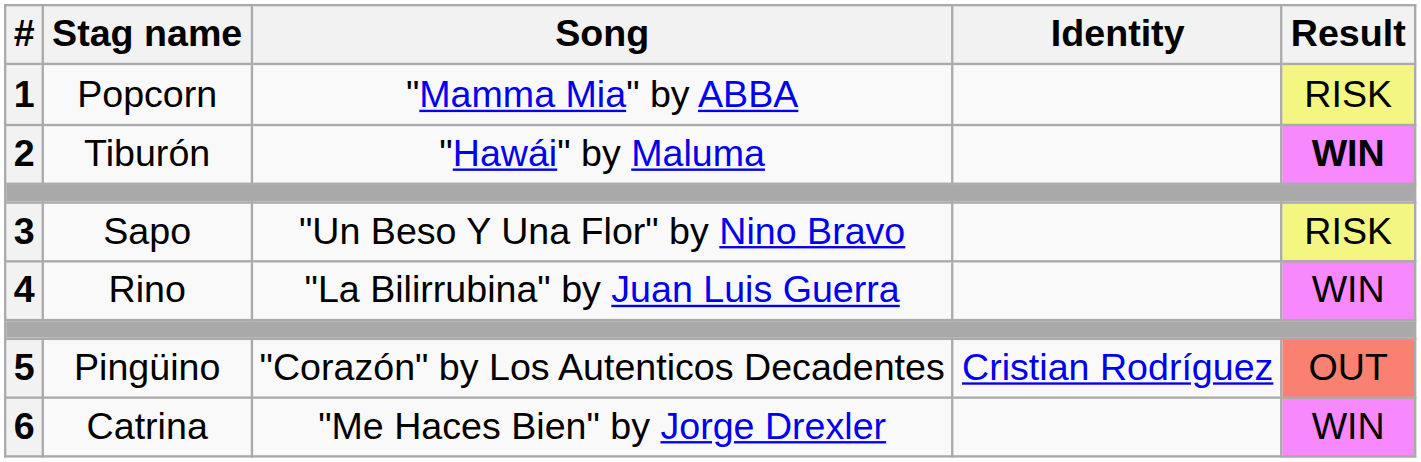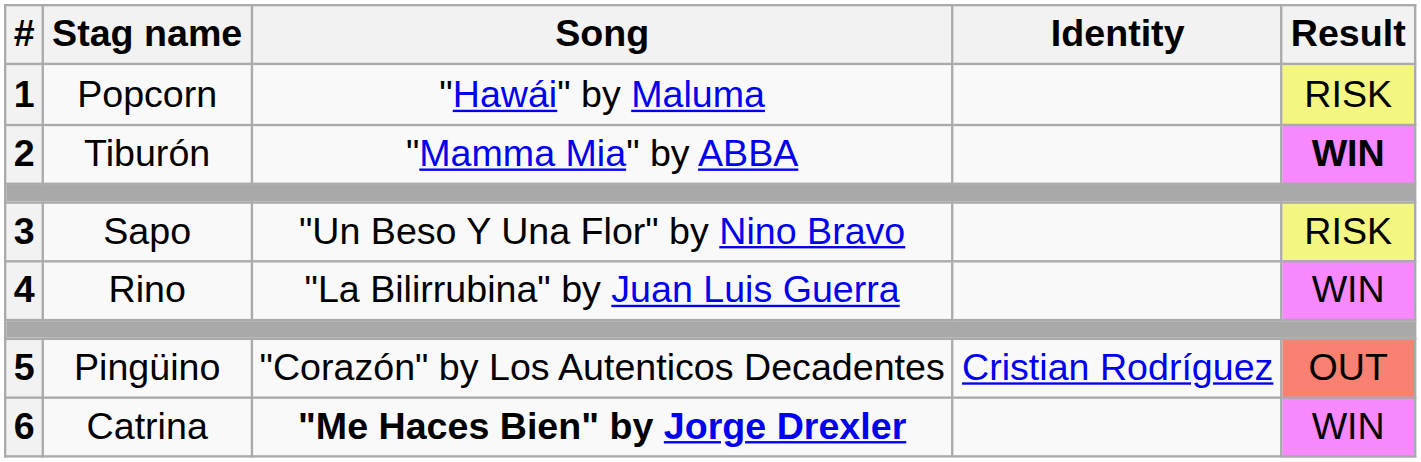(602, 93) "Mamma Mia" by ABBA -> (602, 93) "Hawái" by Maluma
(602, 153) "Hawái" by Maluma -> (602, 153) "Mamma Mia" by ABBA
(602, 426) normal -> (602, 426) bold
